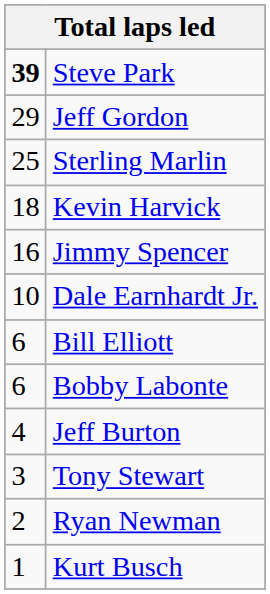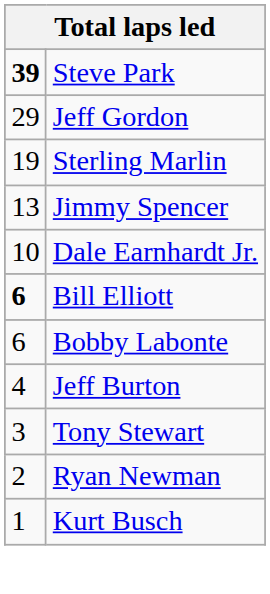(26, 161) 25 -> (26, 161) 19
- row: (137, 206)
(26, 251) 16 -> (26, 206) 13
(18, 341) normal -> (18, 296) bold
